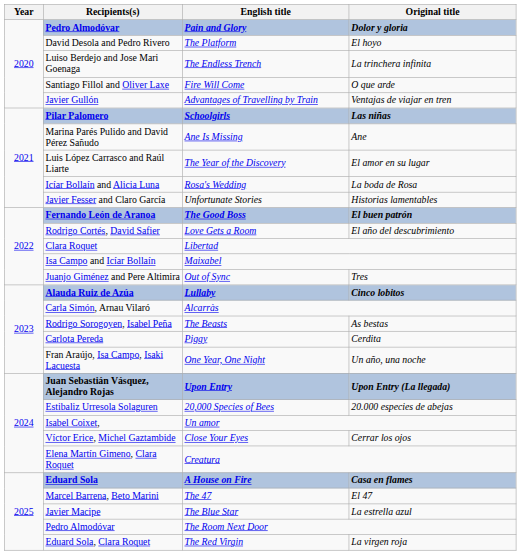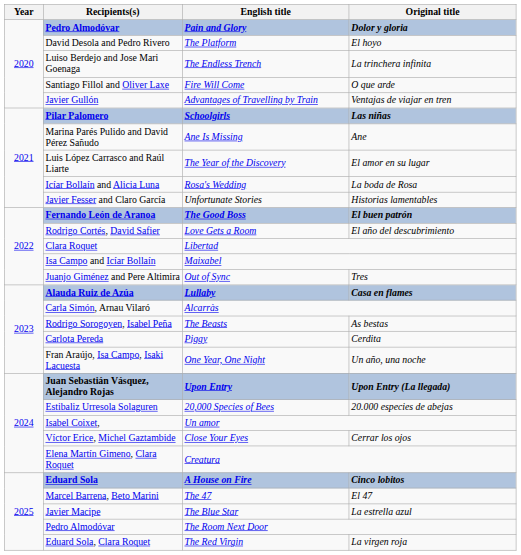(378, 292) Cinco lobitos -> (382, 292) Casa en flames
(382, 480) Casa en flames -> (378, 480) Cinco lobitos
